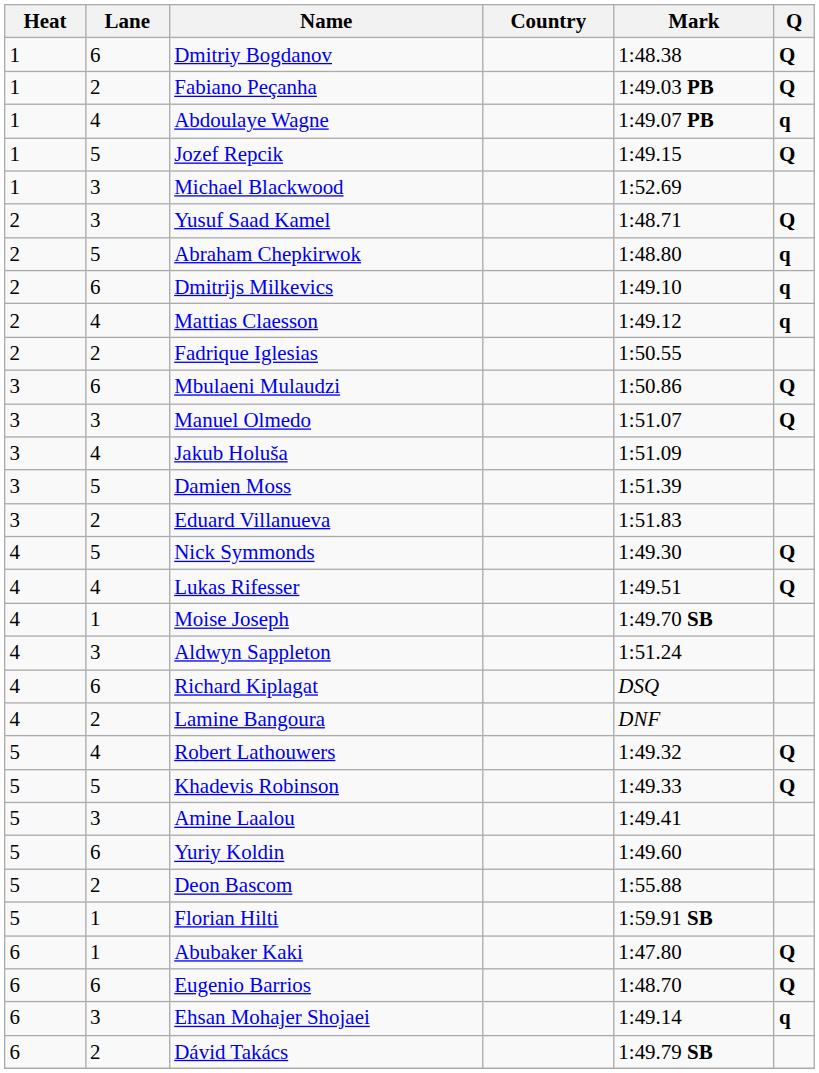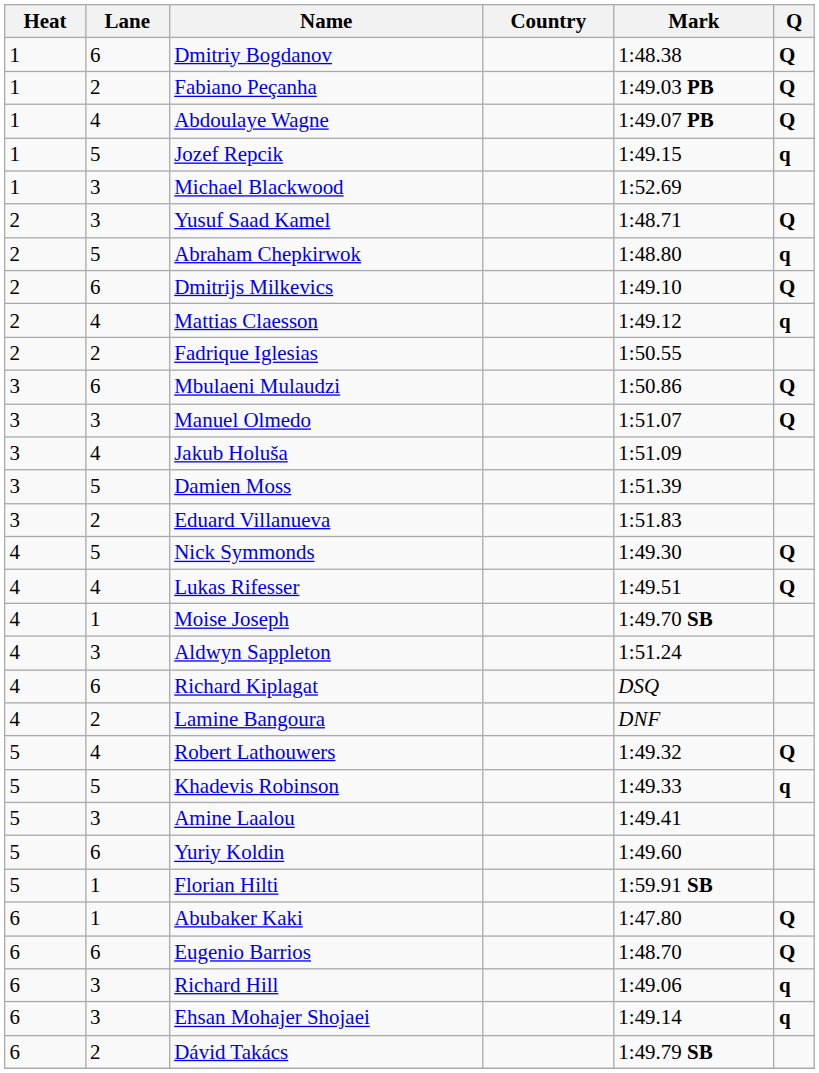(785, 120) q -> (787, 120) Q
(787, 154) Q -> (785, 154) q
(785, 287) q -> (787, 287) Q
(787, 785) Q -> (785, 785) q
- row: (233, 885)
+ row: (226, 985)
